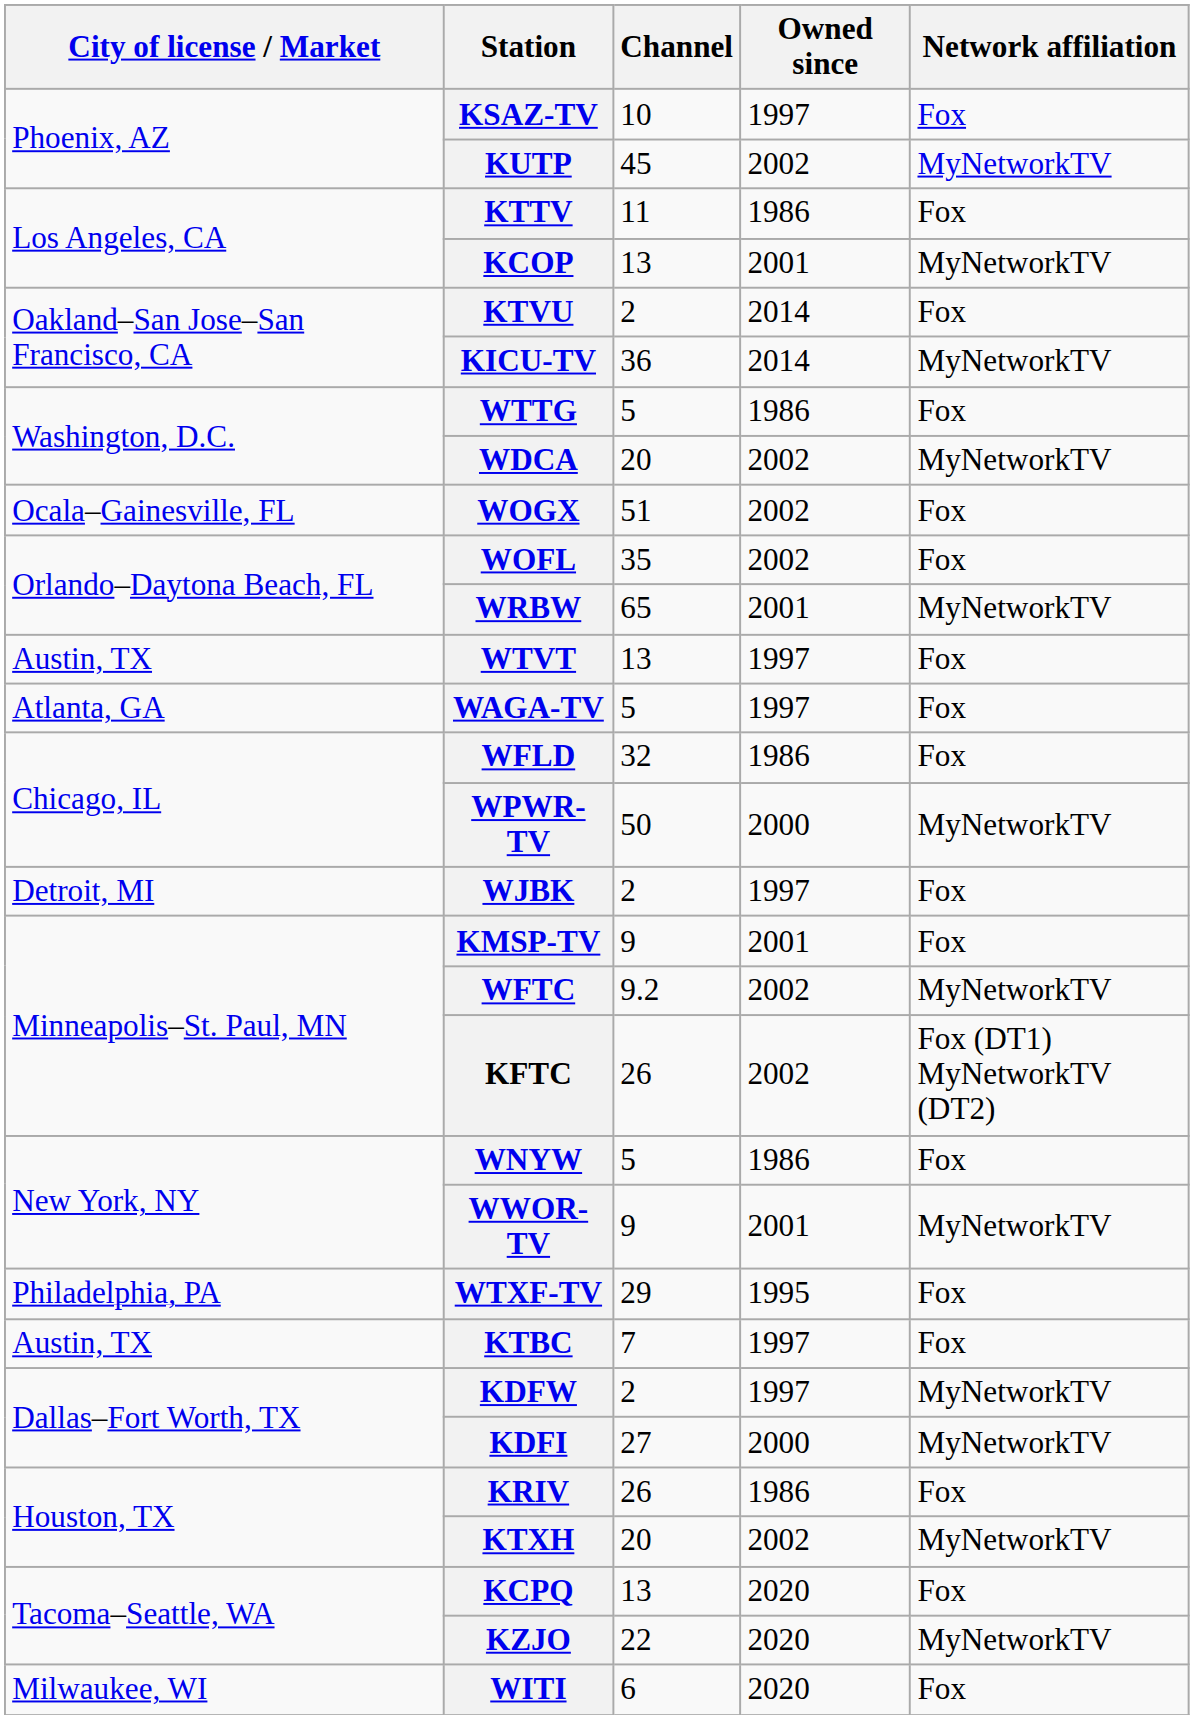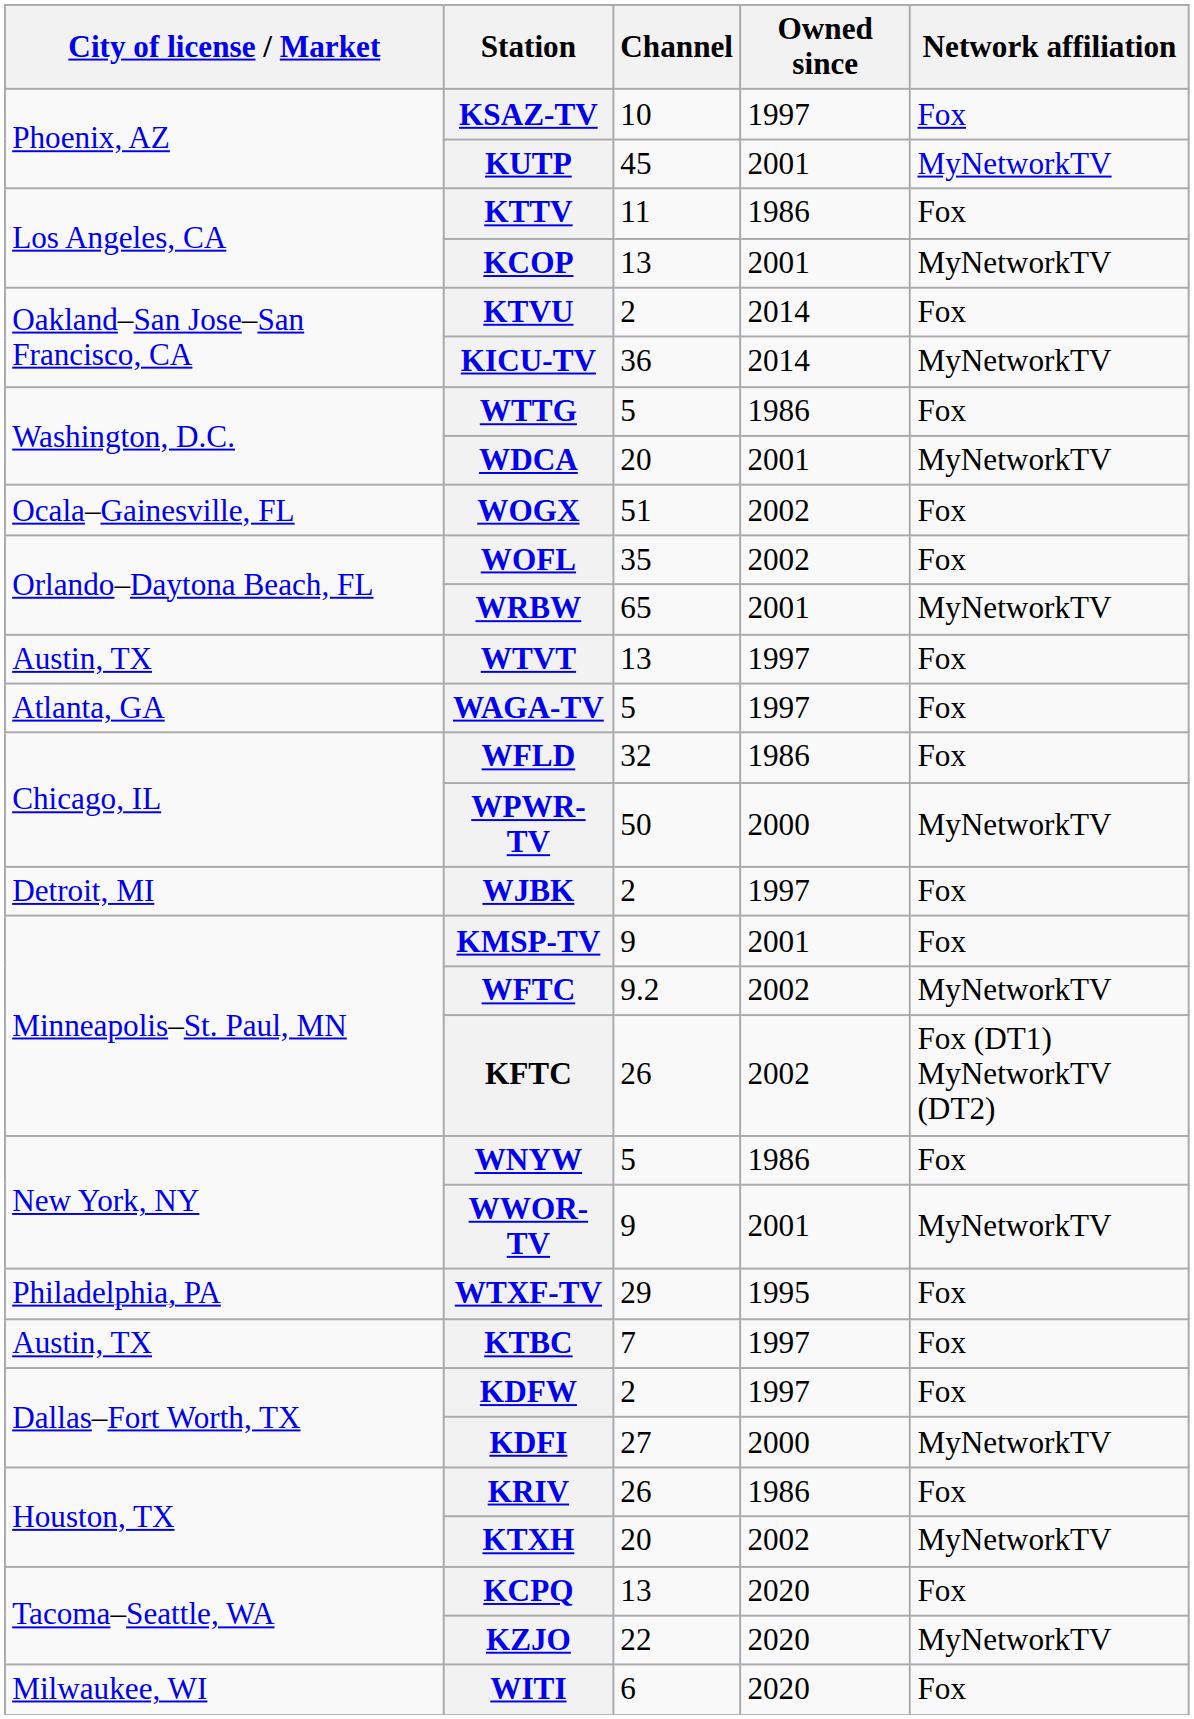(779, 163) 2002 -> (779, 163) 2001
(779, 460) 2002 -> (779, 460) 2001
(1015, 1392) MyNetworkTV -> (942, 1392) Fox
